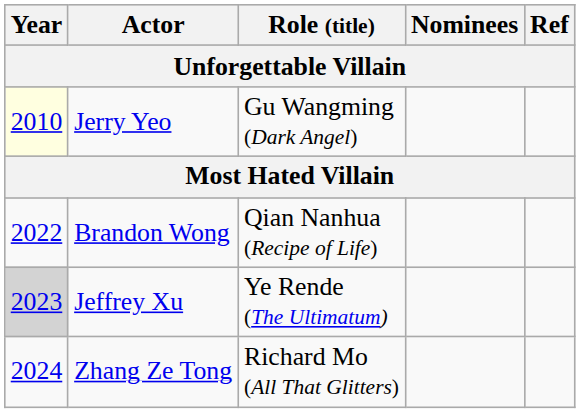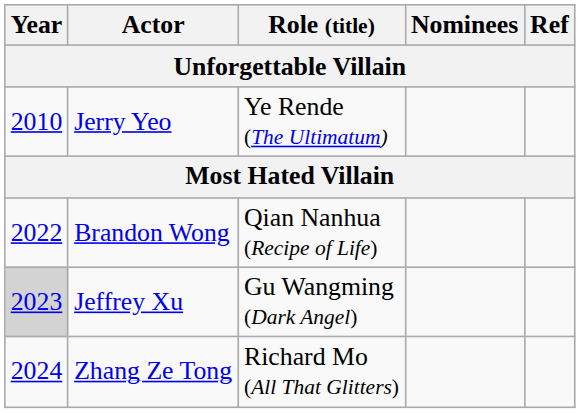(37, 121) lightyellow background -> (37, 121) no background
(319, 121) Gu Wangming (Dark Angel) -> (316, 121) Ye Rende (The Ultimatum)
(316, 301) Ye Rende (The Ultimatum) -> (319, 301) Gu Wangming (Dark Angel)
